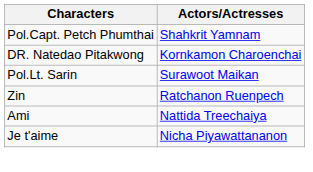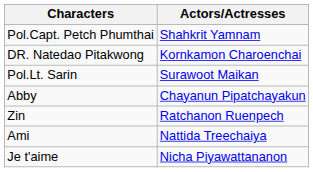+ row: (22, 95)
